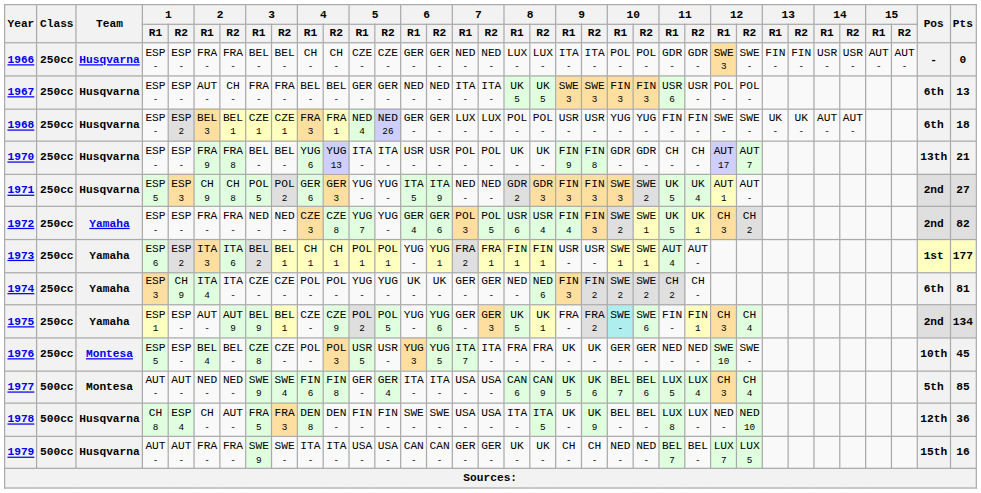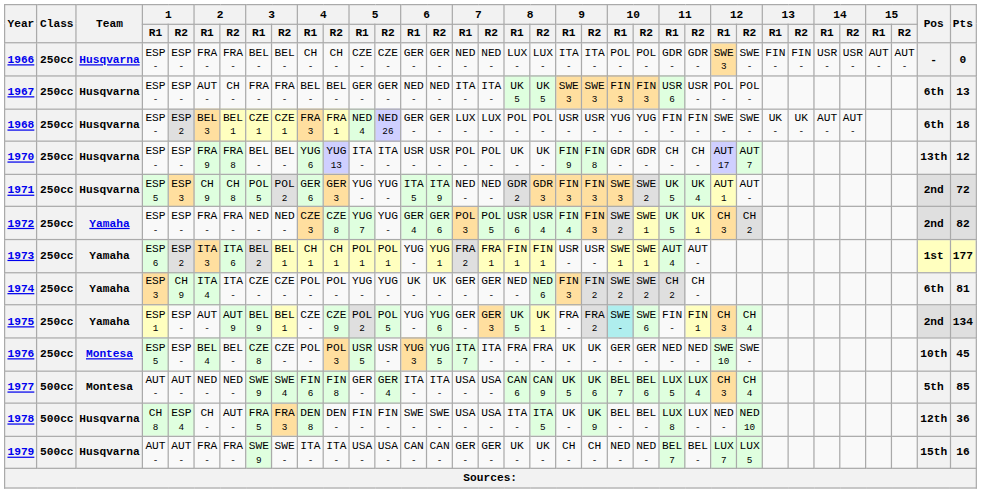(963, 158) 21 -> (963, 158) 12
(963, 191) 27 -> (963, 191) 72
